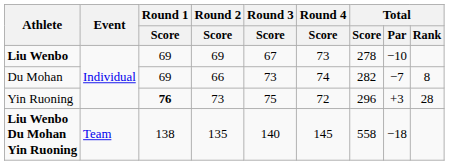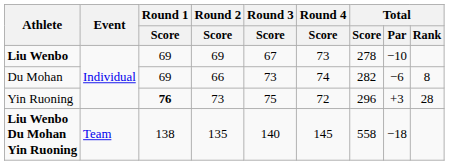(397, 77) −7 -> (397, 77) −6
